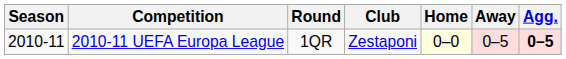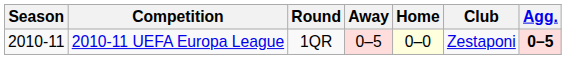columns swapped: (383, 16) <-> (495, 16)
